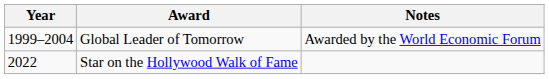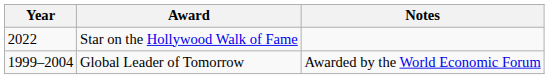rows swapped: (162, 39) <-> (189, 62)
